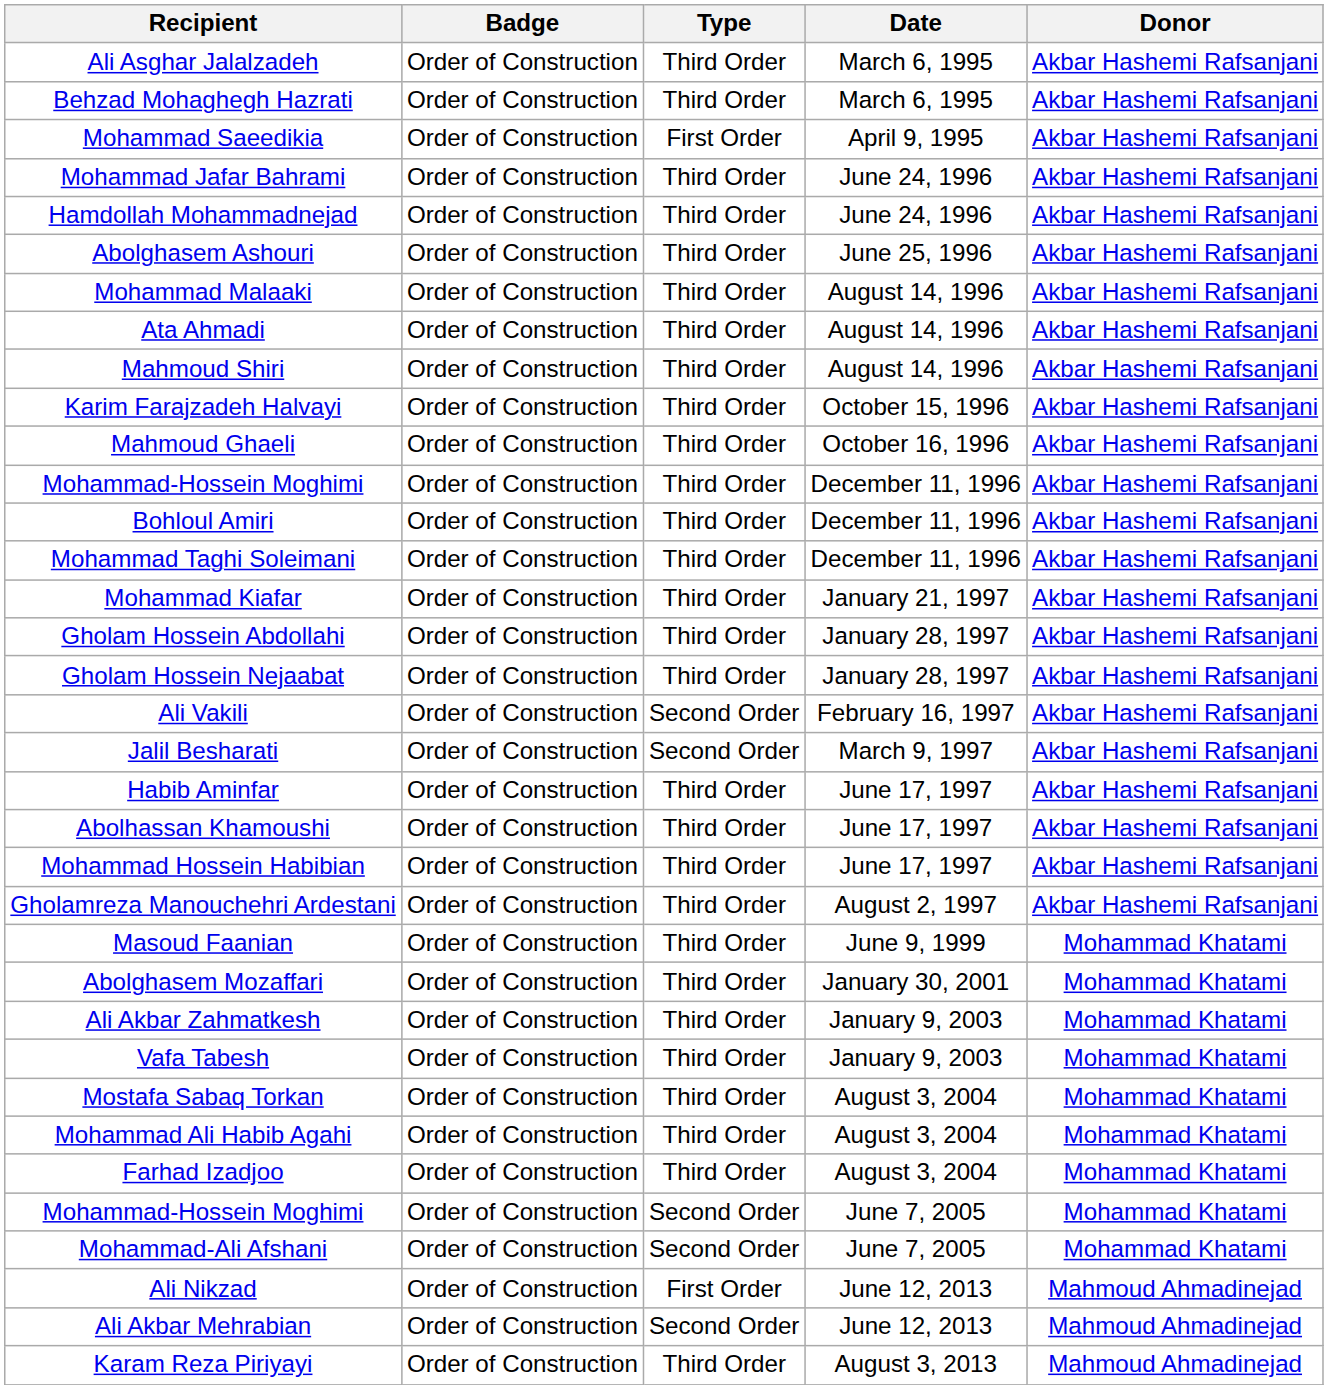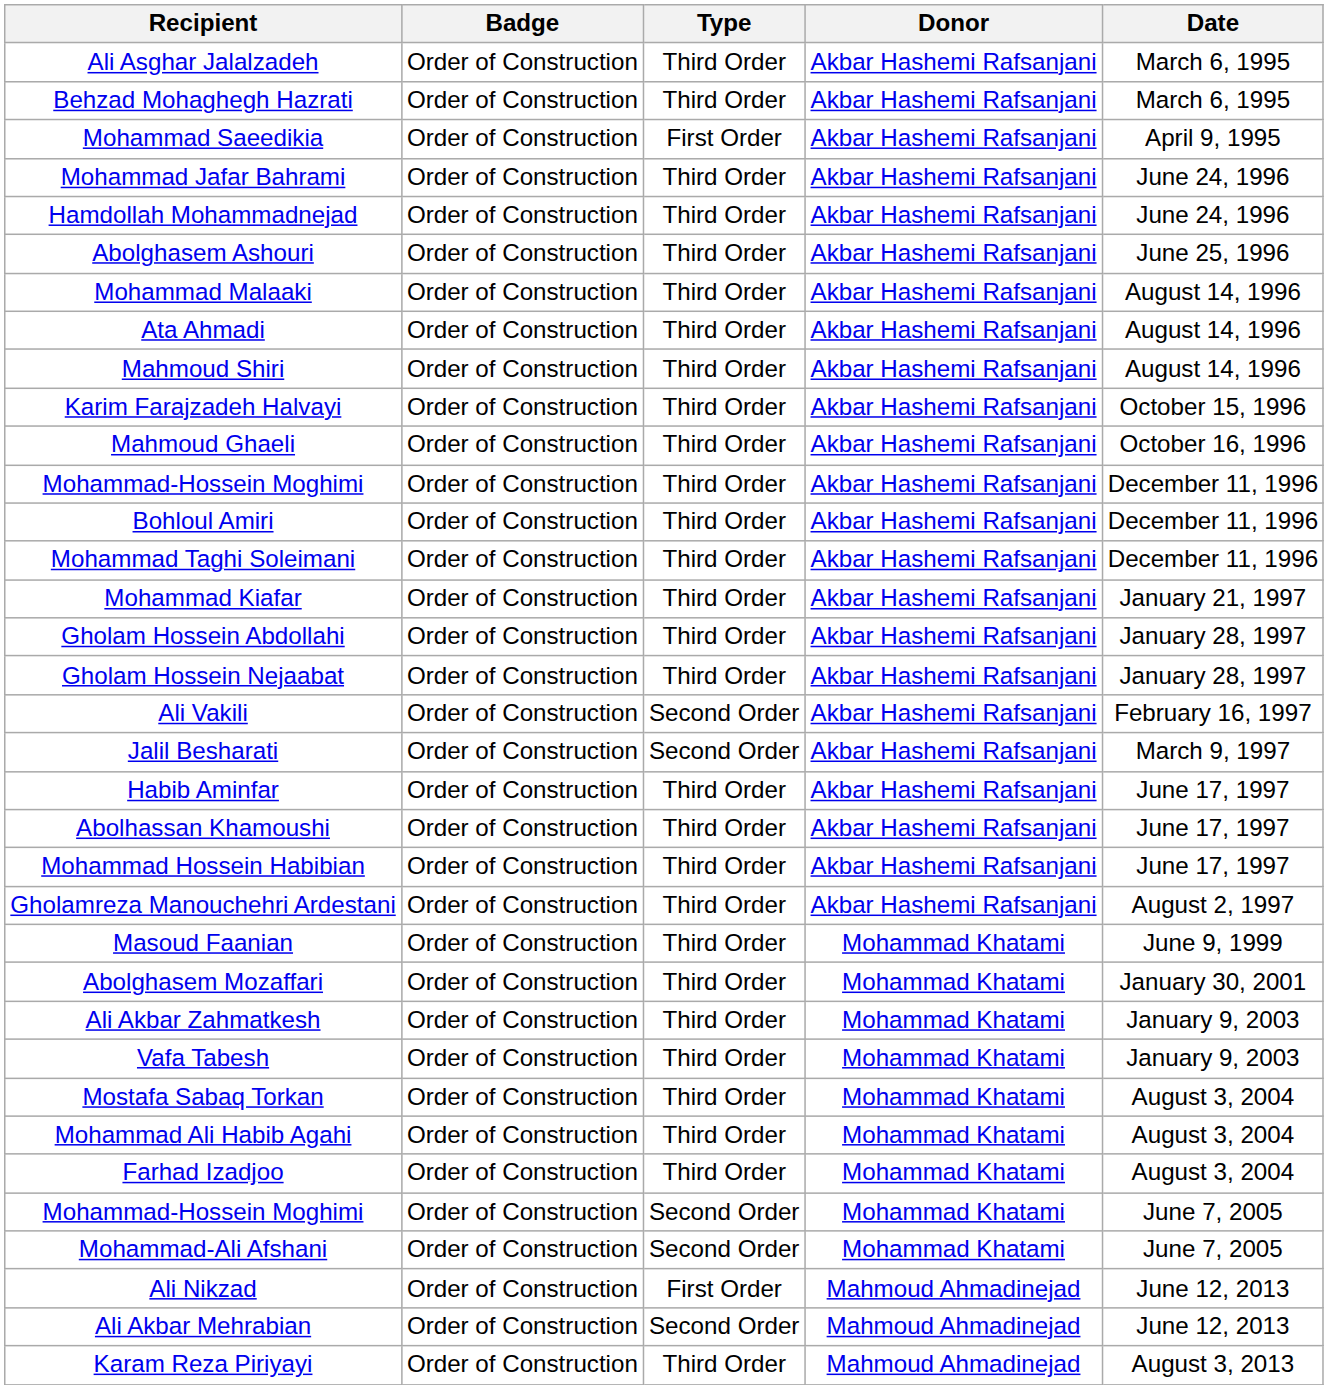columns swapped: (1175, 23) <-> (916, 23)
